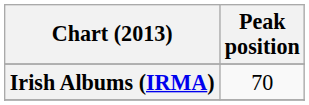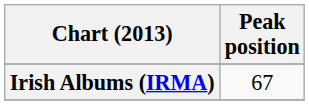(262, 81) 70 -> (262, 81) 67
